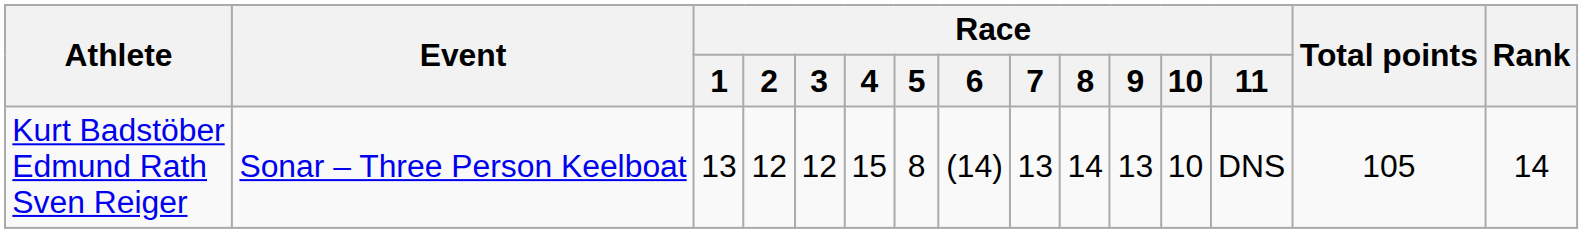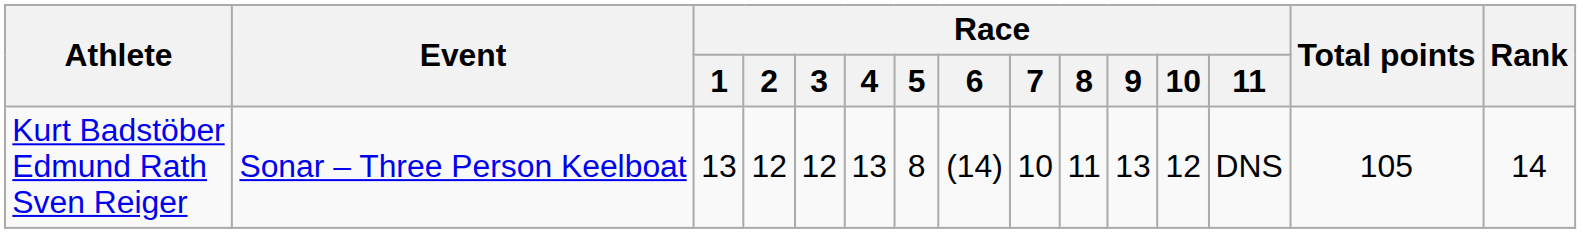(869, 166) 15 -> (869, 166) 13
(1035, 166) 13 -> (1035, 166) 10
(1085, 166) 14 -> (1084, 166) 11
(1186, 166) 10 -> (1183, 166) 12
